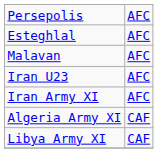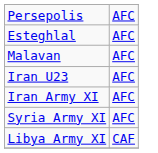+ row: (57, 118)
- row: (64, 118)
